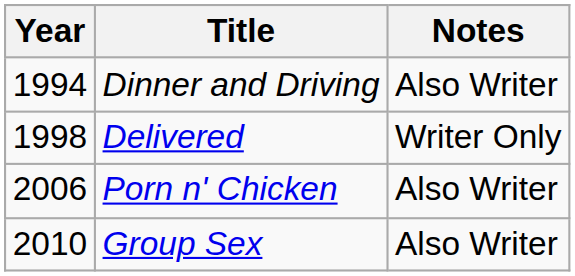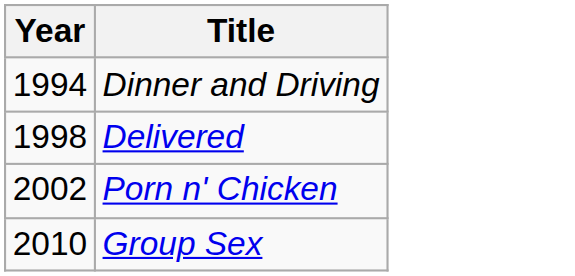- column: (478, 31)
(50, 190) 2006 -> (50, 190) 2002
